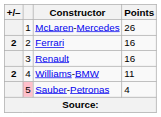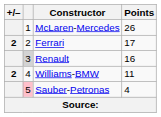(130, 43) 16 -> (130, 43) 17
(28, 58) no background -> (28, 58) lightgrey background
